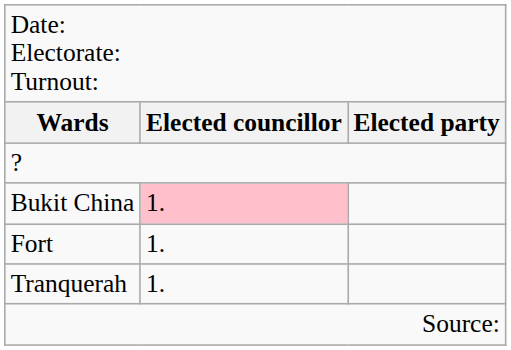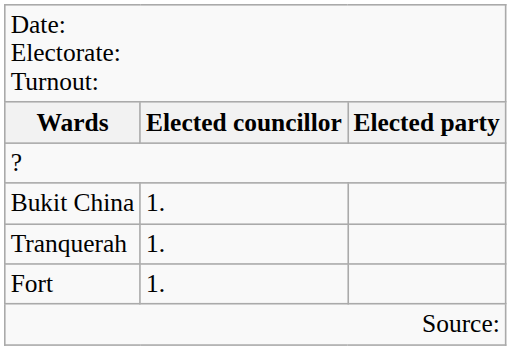(156, 202) pink background -> (156, 202) no background
rows swapped: (32, 243) <-> (69, 283)
